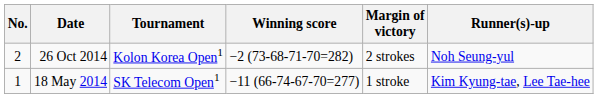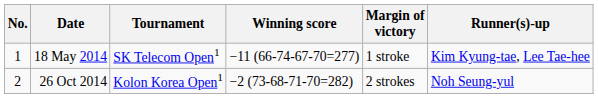rows swapped: (71, 81) <-> (73, 56)
